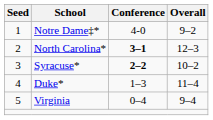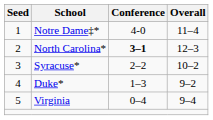(188, 30) 9–2 -> (188, 30) 11–4
(138, 65) bold -> (138, 65) normal
(188, 83) 11–4 -> (188, 83) 9–2
